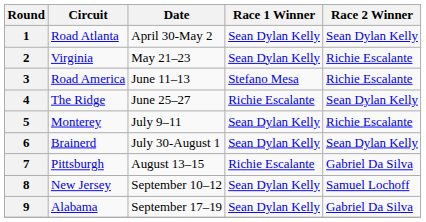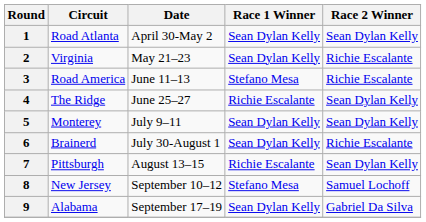(369, 121) Richie Escalante -> (372, 121) Sean Dylan Kelly
(372, 142) Sean Dylan Kelly -> (369, 142) Richie Escalante
(370, 163) Gabriel Da Silva -> (372, 163) Sean Dylan Kelly
(274, 185) Sean Dylan Kelly -> (264, 185) Stefano Mesa
